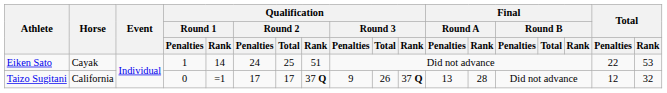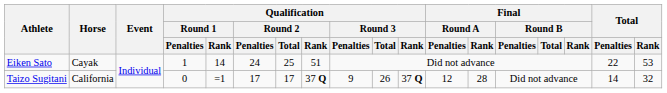(447, 79) 13 -> (447, 79) 12
(613, 79) 12 -> (613, 79) 14
